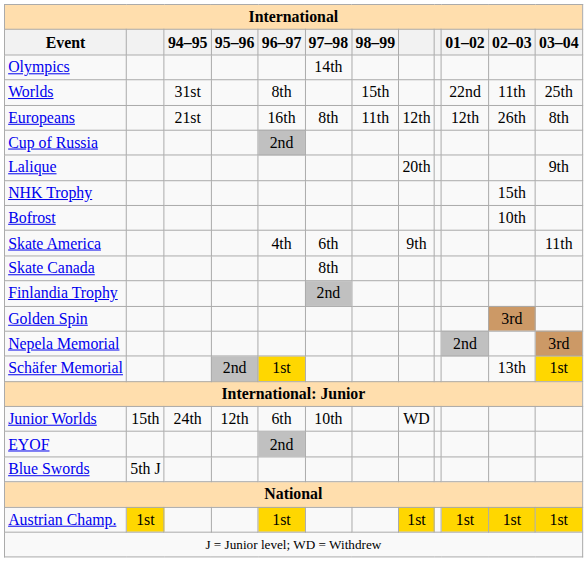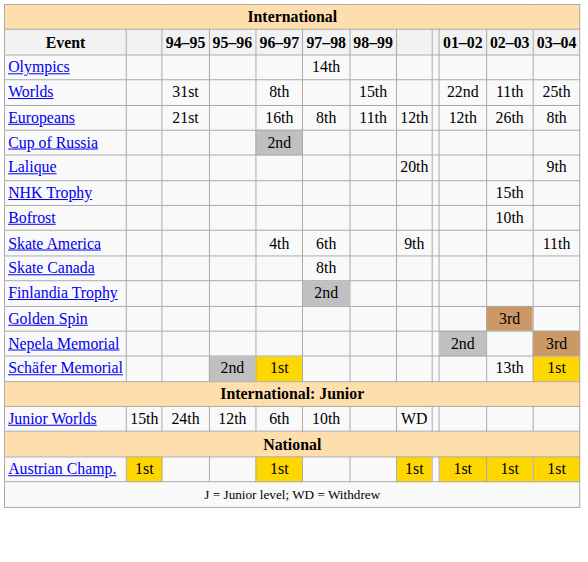- row: (29, 444)
- row: (49, 469)
